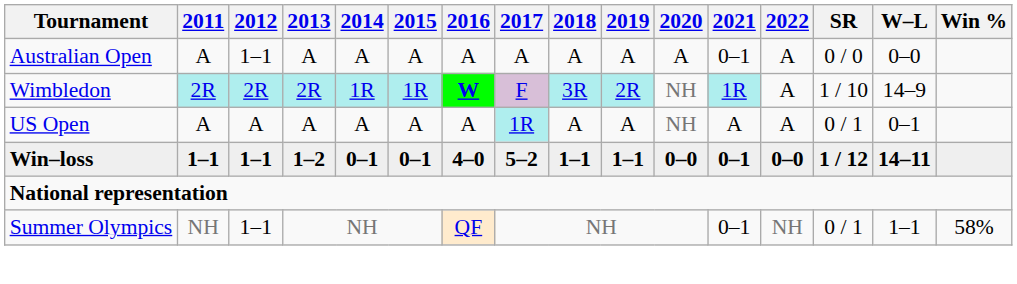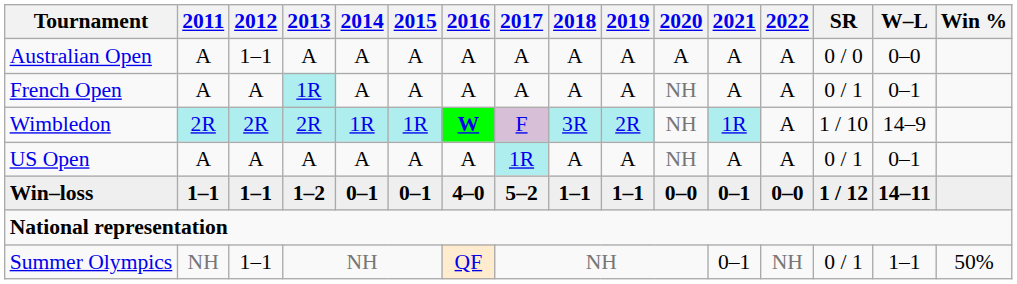(734, 55) 0–1 -> (734, 55) A
+ row: (66, 90)
(974, 227) 58% -> (974, 261) 50%
